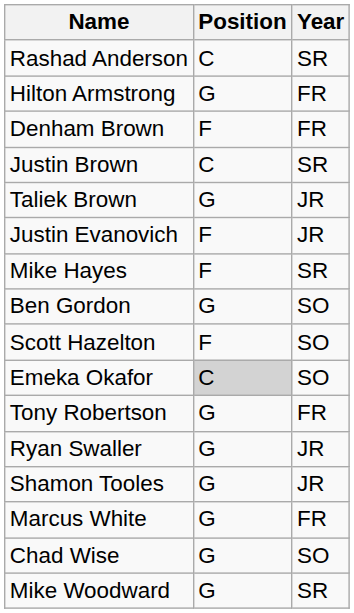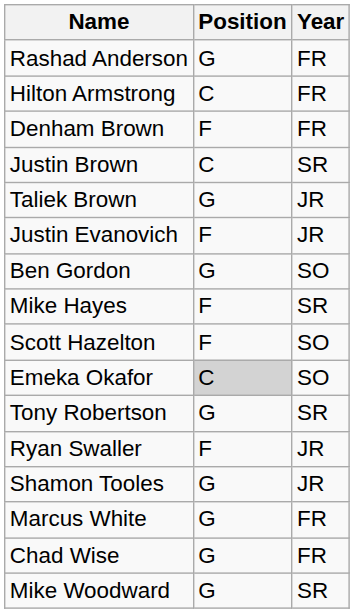(206, 57) C -> (207, 57) G
(313, 57) SR -> (312, 57) FR
(207, 93) G -> (206, 93) C
rows swapped: (70, 306) <-> (68, 270)
(312, 413) FR -> (313, 413) SR
(207, 448) G -> (205, 448) F
(313, 555) SO -> (312, 555) FR
